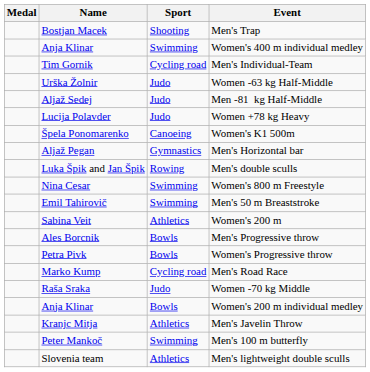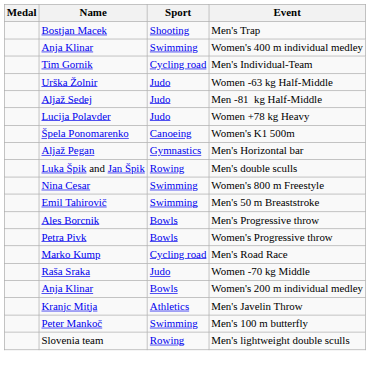- row: (246, 220)
(169, 358) Athletics -> (167, 340) Rowing
